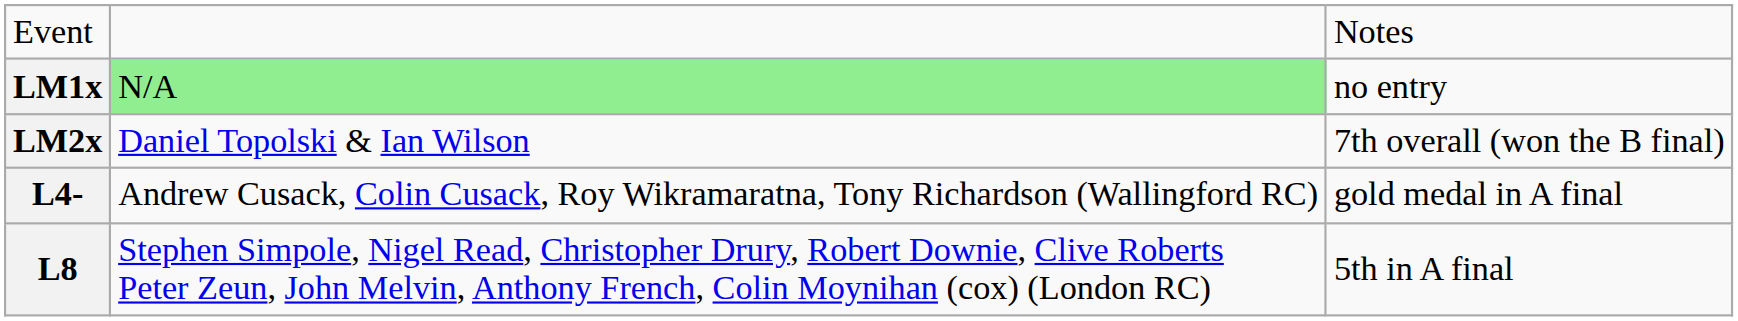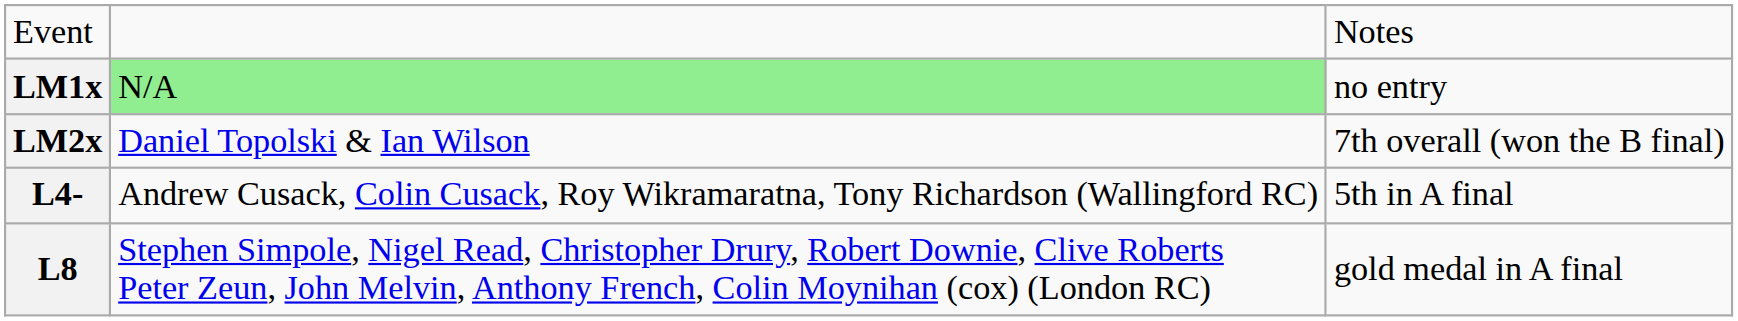(1478, 194) gold medal in A final -> (1424, 194) 5th in A final
(1424, 268) 5th in A final -> (1478, 268) gold medal in A final
